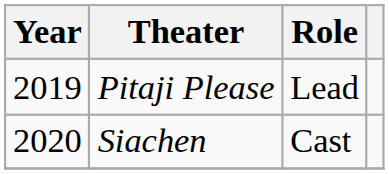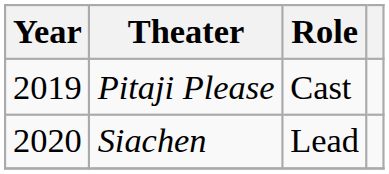(325, 86) Lead -> (321, 86) Cast
(321, 140) Cast -> (325, 140) Lead
